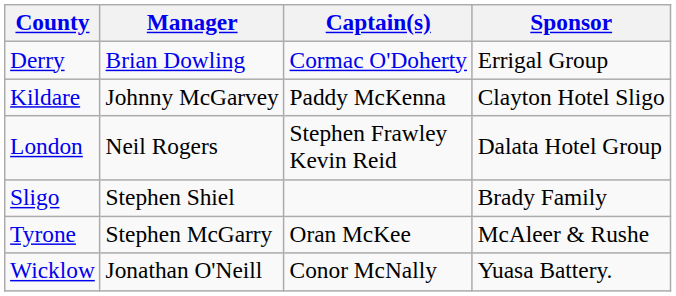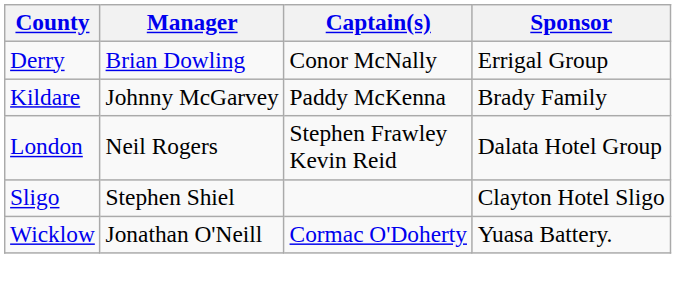(378, 60) Cormac O'Doherty -> (363, 60) Conor McNally
(571, 97) Clayton Hotel Sligo -> (542, 97) Brady Family
(542, 197) Brady Family -> (571, 197) Clayton Hotel Sligo
- row: (43, 234)
(363, 271) Conor McNally -> (378, 234) Cormac O'Doherty
